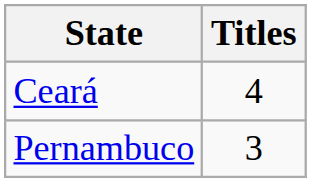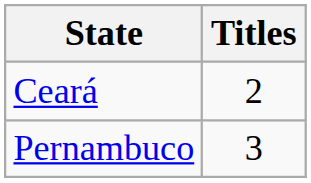(254, 90) 4 -> (254, 90) 2
